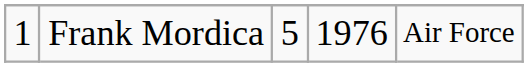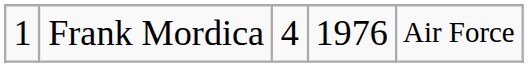(290, 33) 5 -> (290, 33) 4
